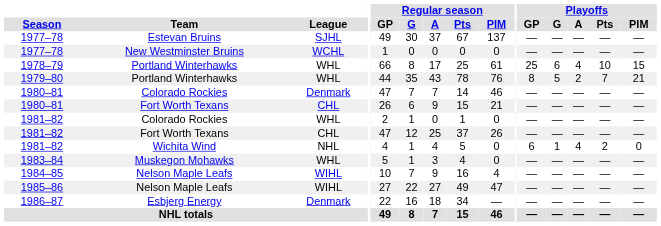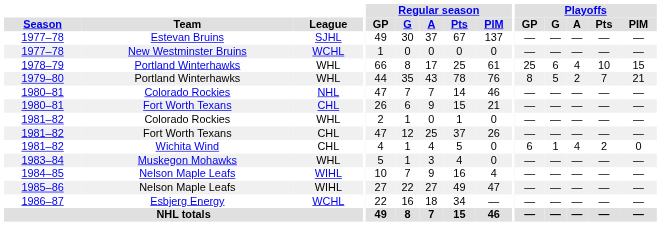(328, 92) Denmark -> (328, 92) NHL
(328, 146) NHL -> (328, 146) CHL
(328, 201) Denmark -> (328, 201) WCHL
